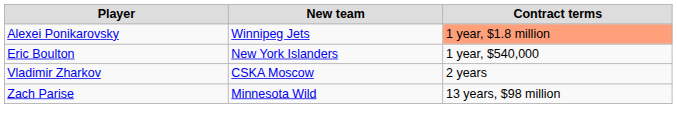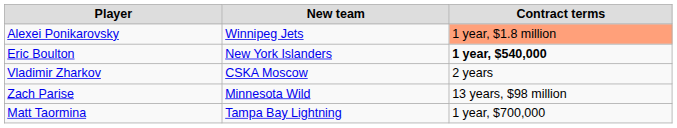(492, 53) normal -> (499, 53) bold
+ row: (47, 113)
